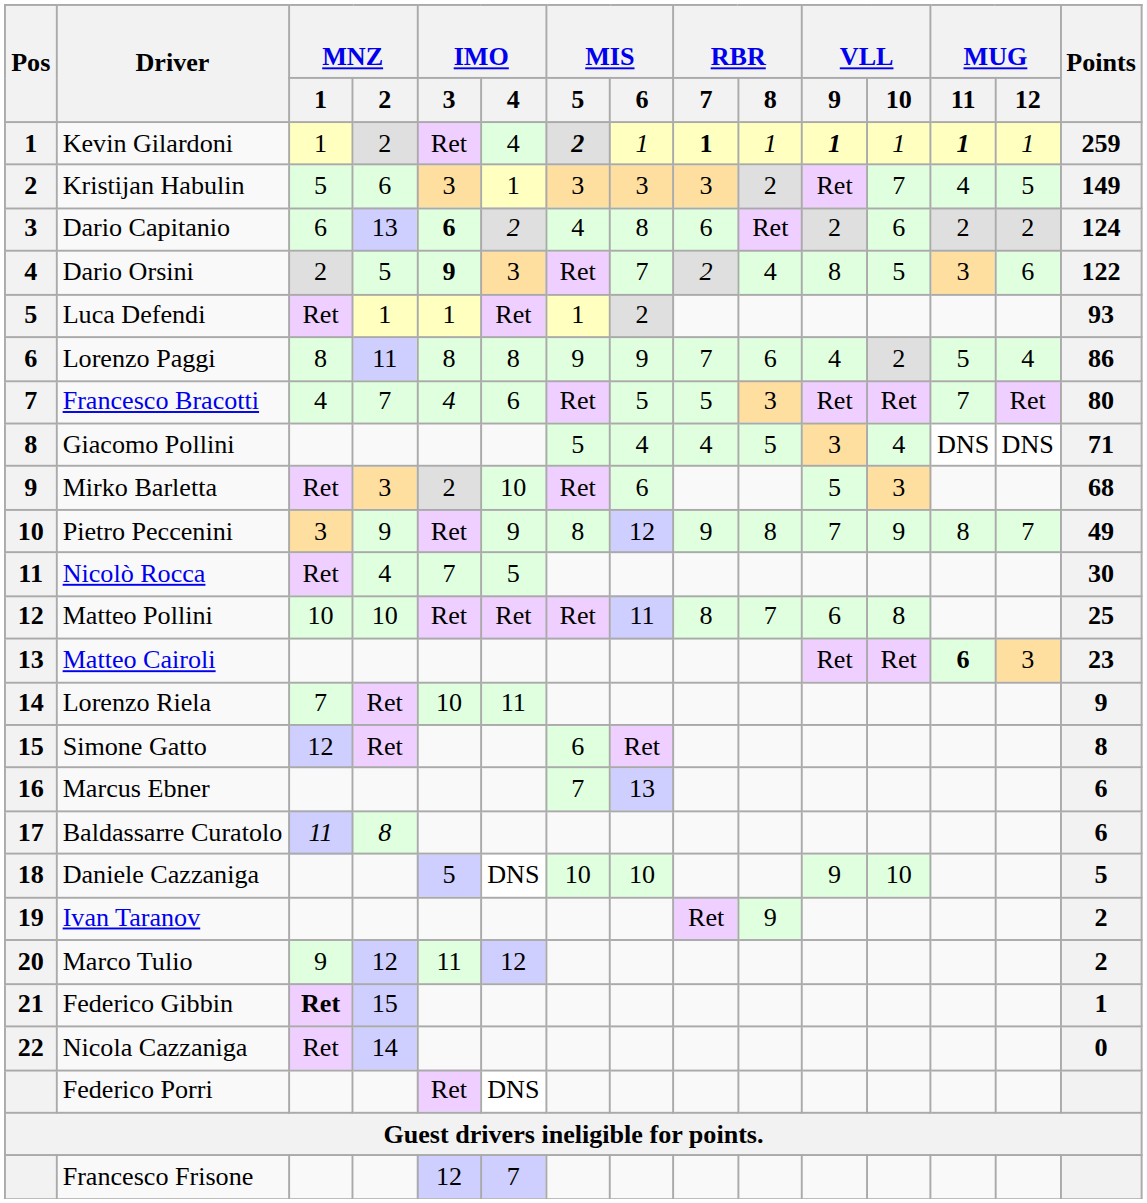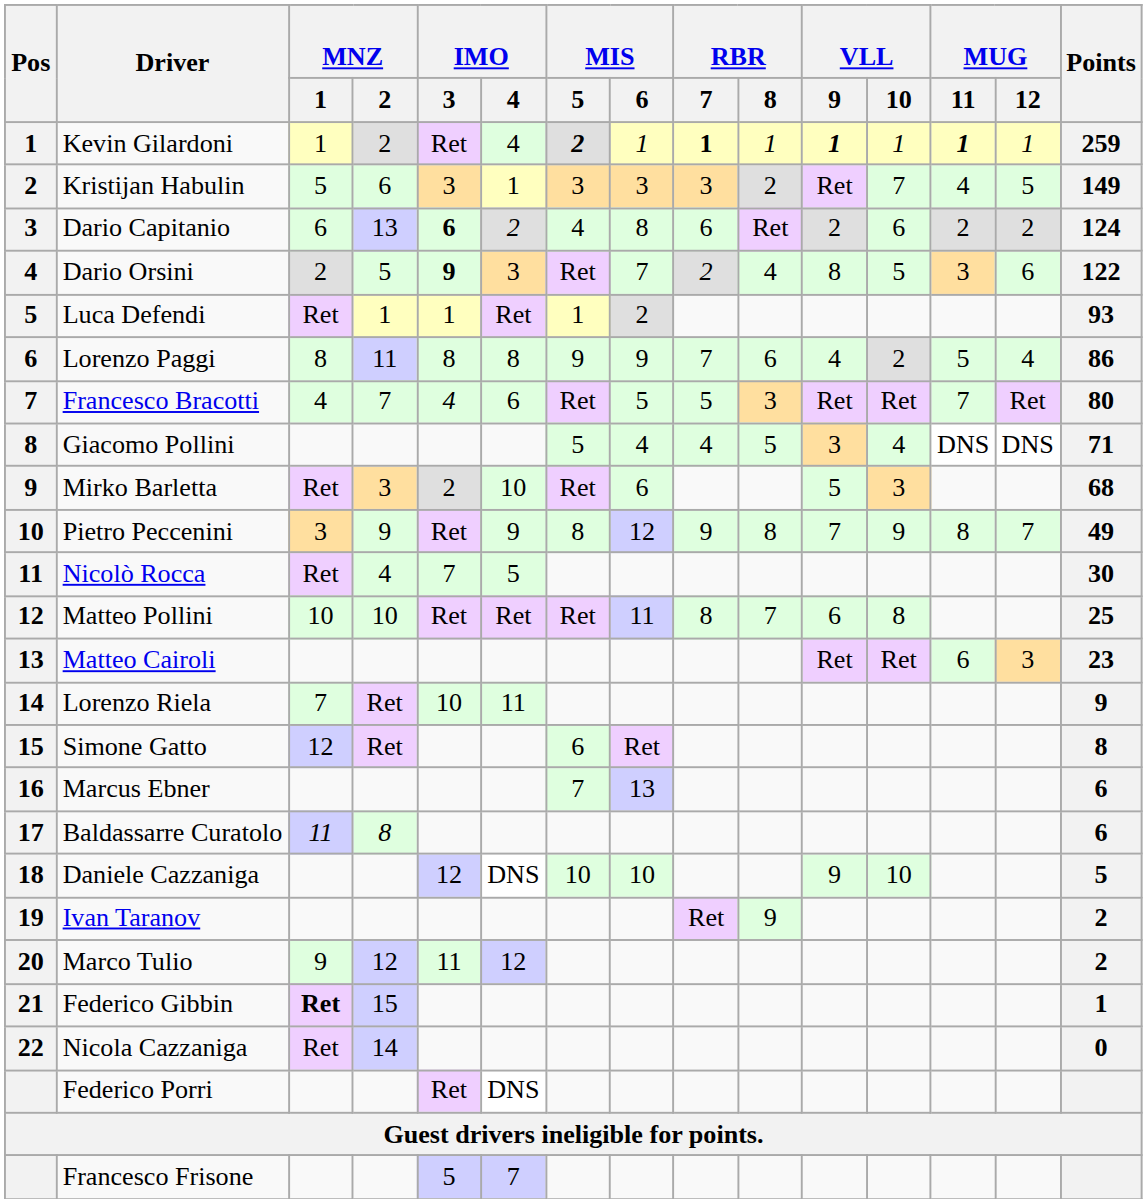(963, 659) bold -> (963, 659) normal
(449, 874) 5 -> (449, 874) 12
(449, 1176) 12 -> (449, 1176) 5
